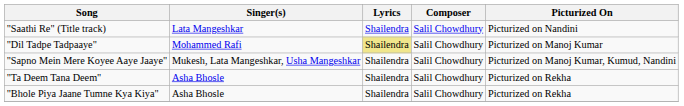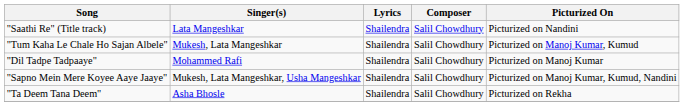+ row: (87, 45)
(387, 45) khaki background -> (387, 61) no background
- row: (83, 93)
